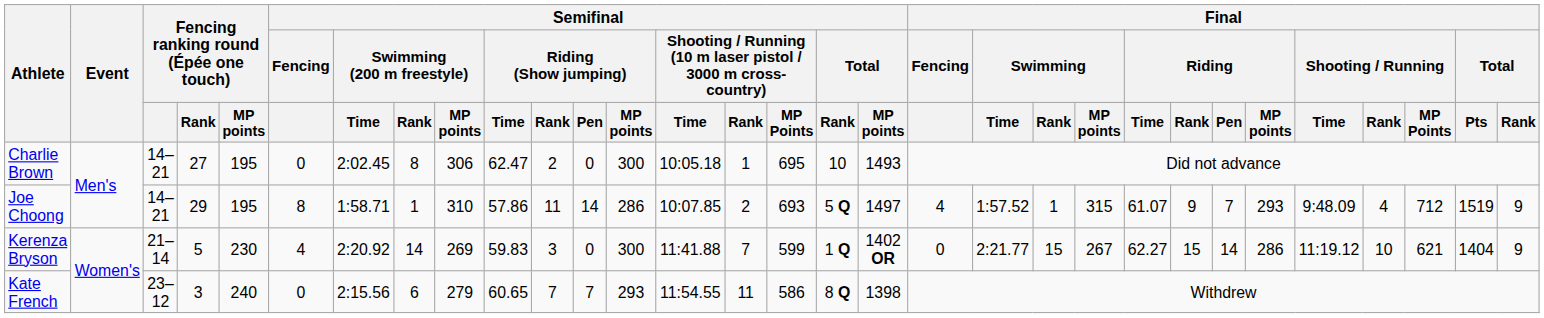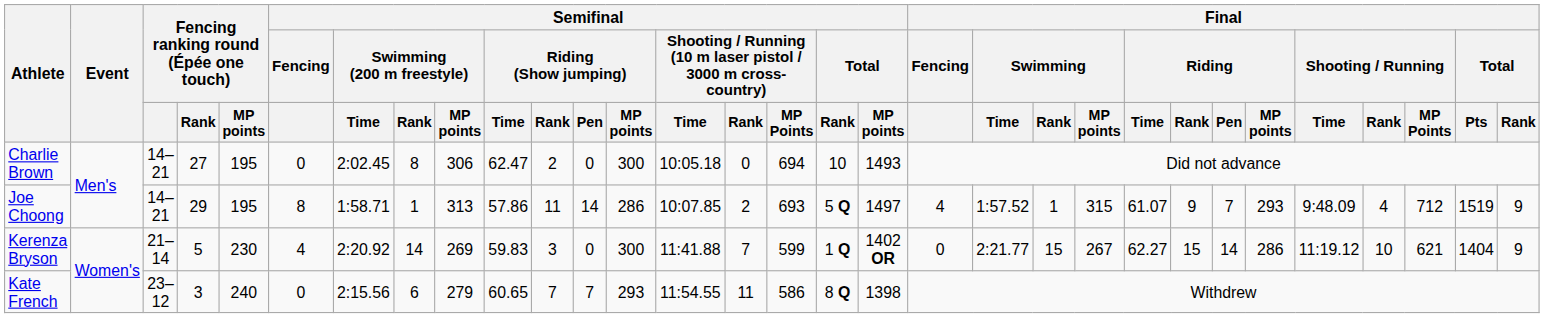(746, 164) 1 -> (746, 164) 0
(792, 164) 695 -> (792, 164) 694
(460, 207) 310 -> (460, 207) 313
